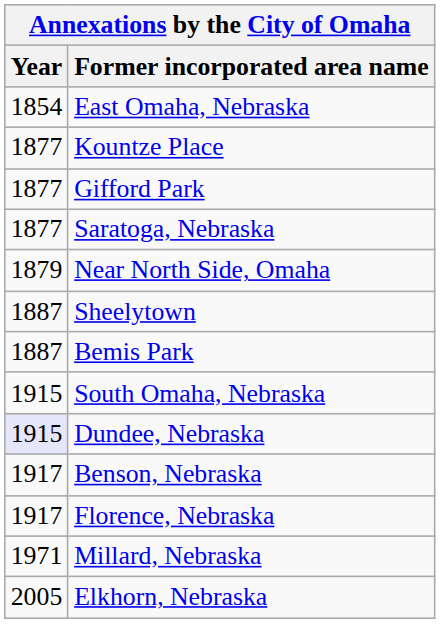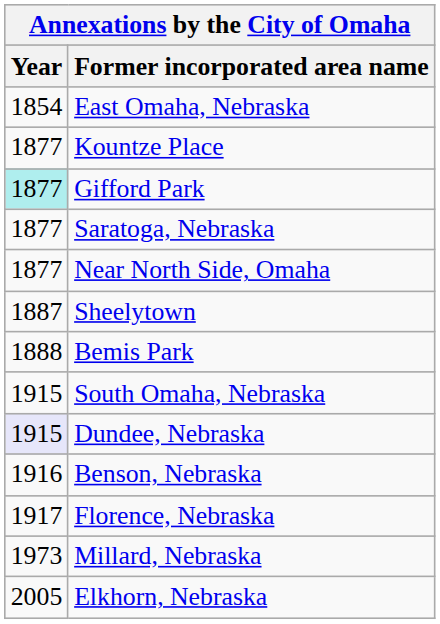(37, 188) no background -> (37, 188) paleturquoise background
(37, 270) 1879 -> (37, 270) 1877
(37, 351) 1887 -> (37, 351) 1888
(37, 474) 1917 -> (37, 474) 1916
(37, 556) 1971 -> (37, 556) 1973
